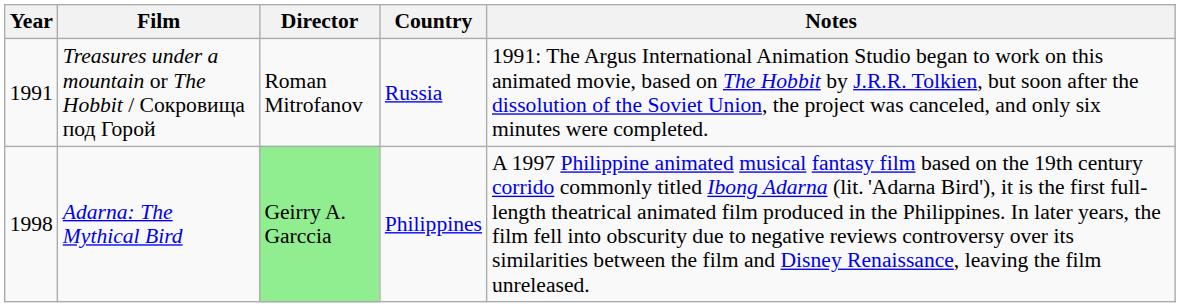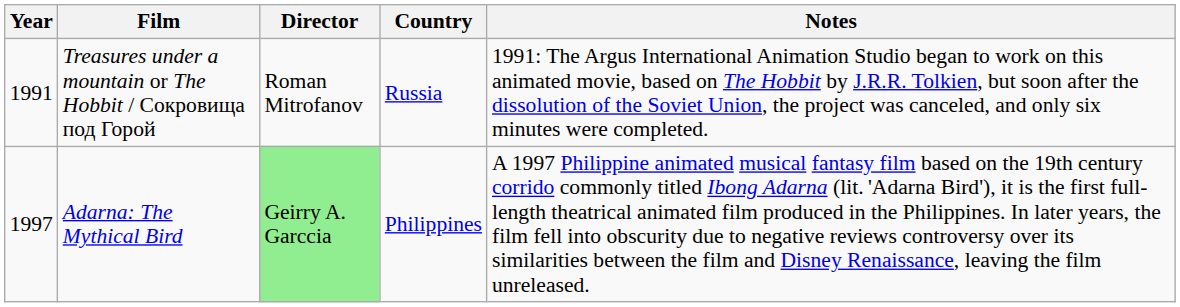(31, 223) 1998 -> (31, 223) 1997
